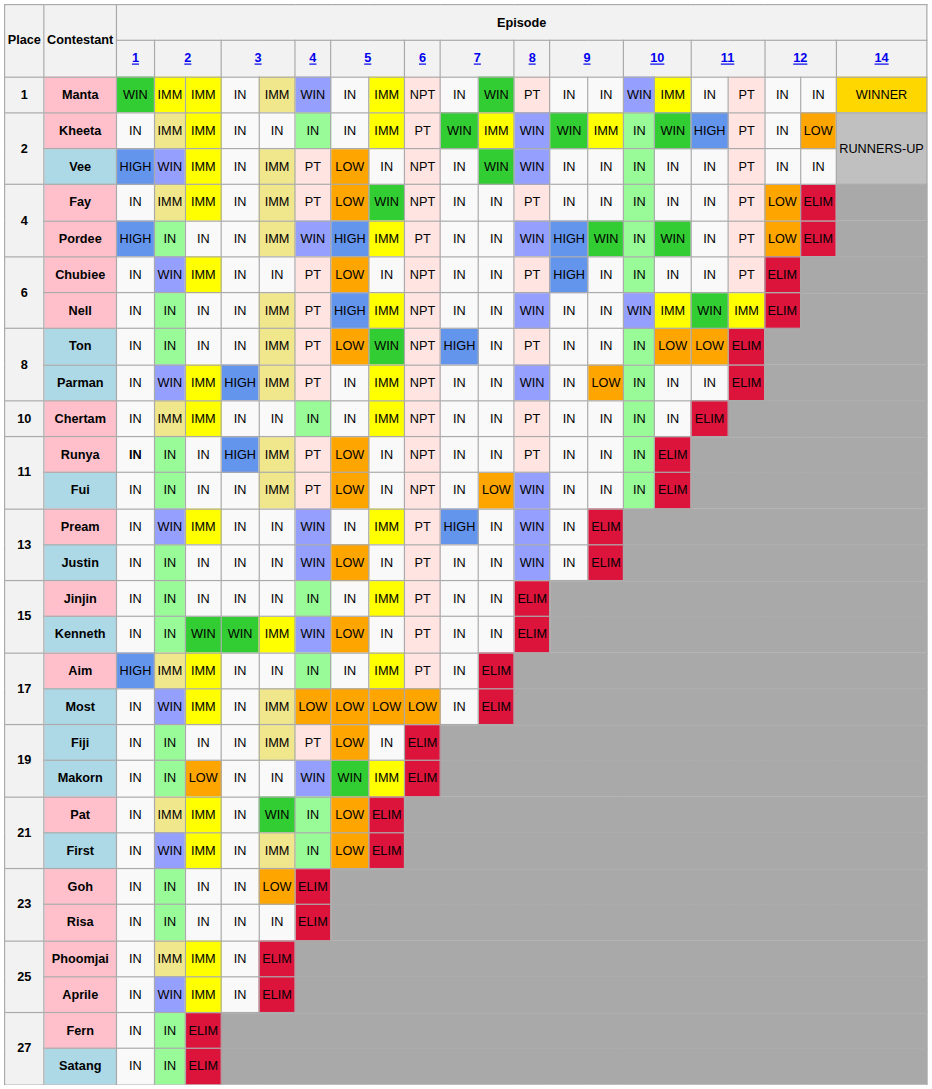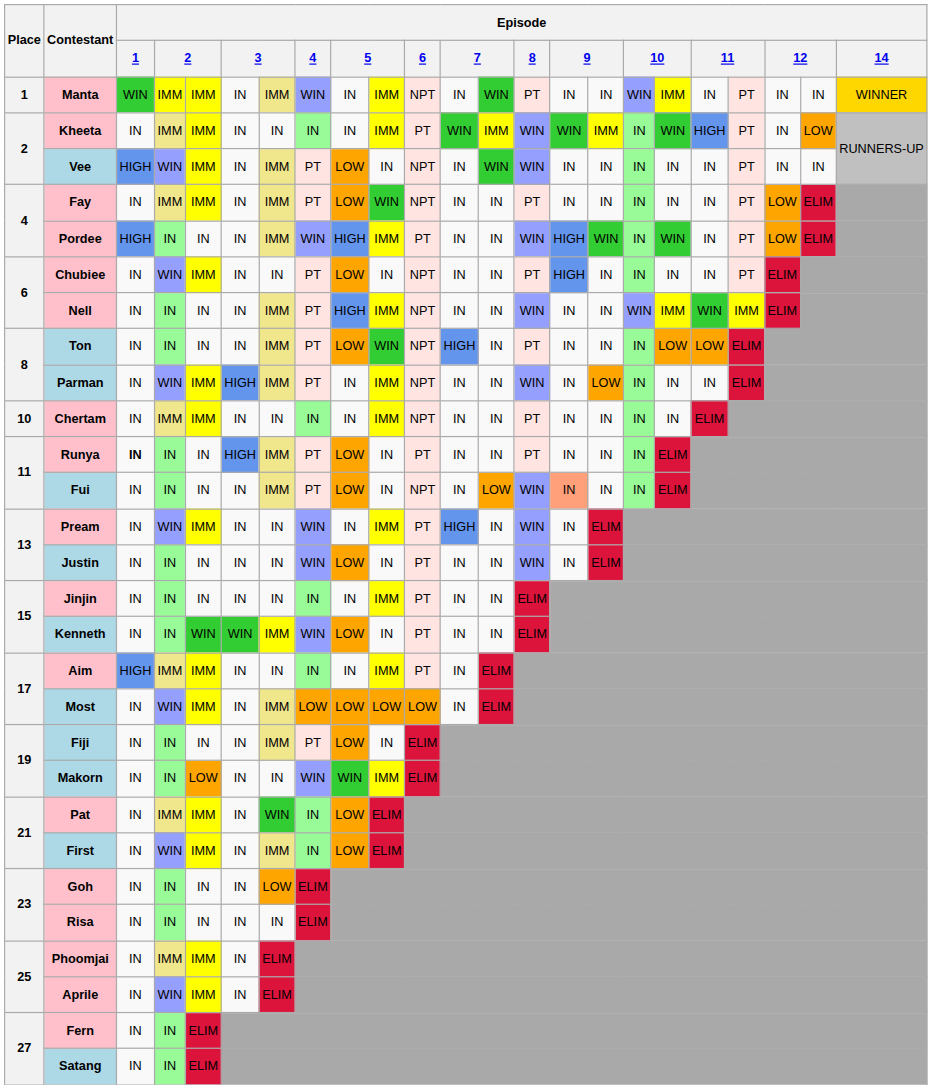(423, 454) NPT -> (423, 454) PT
(569, 490) no background -> (569, 490) lightsalmon background
